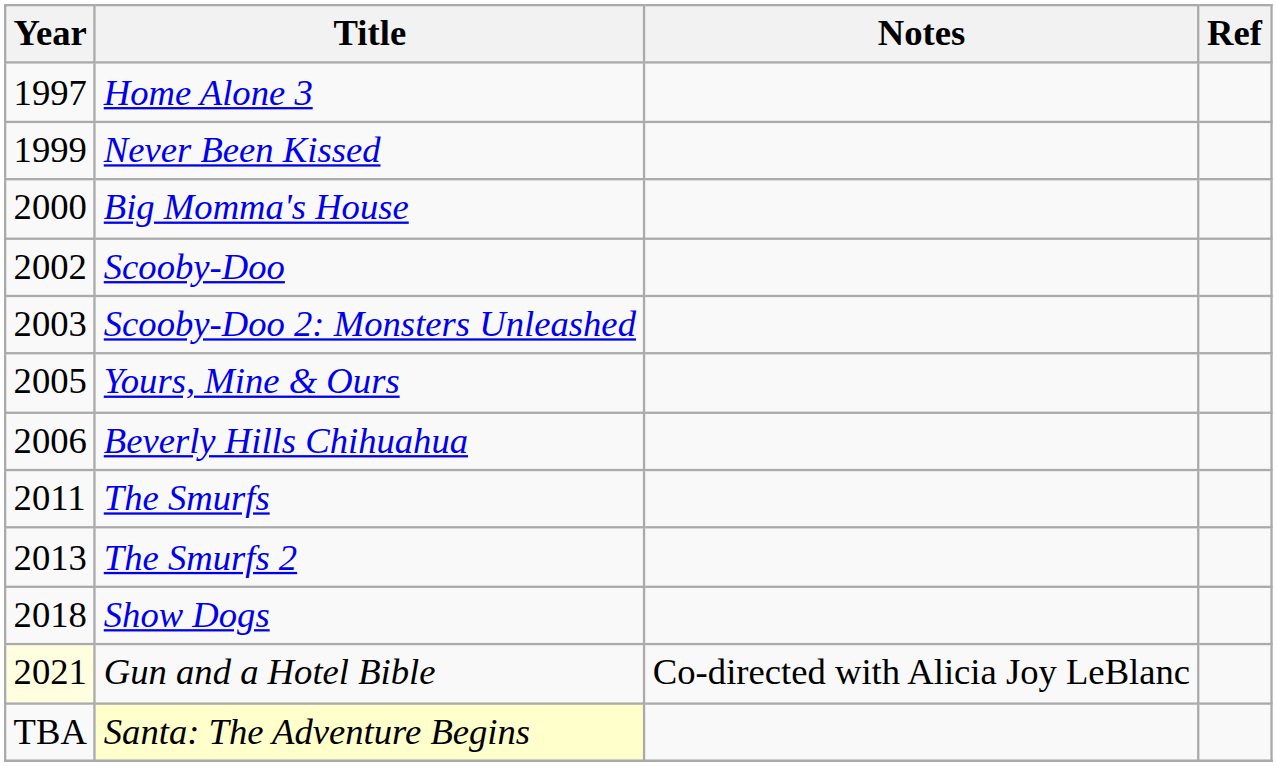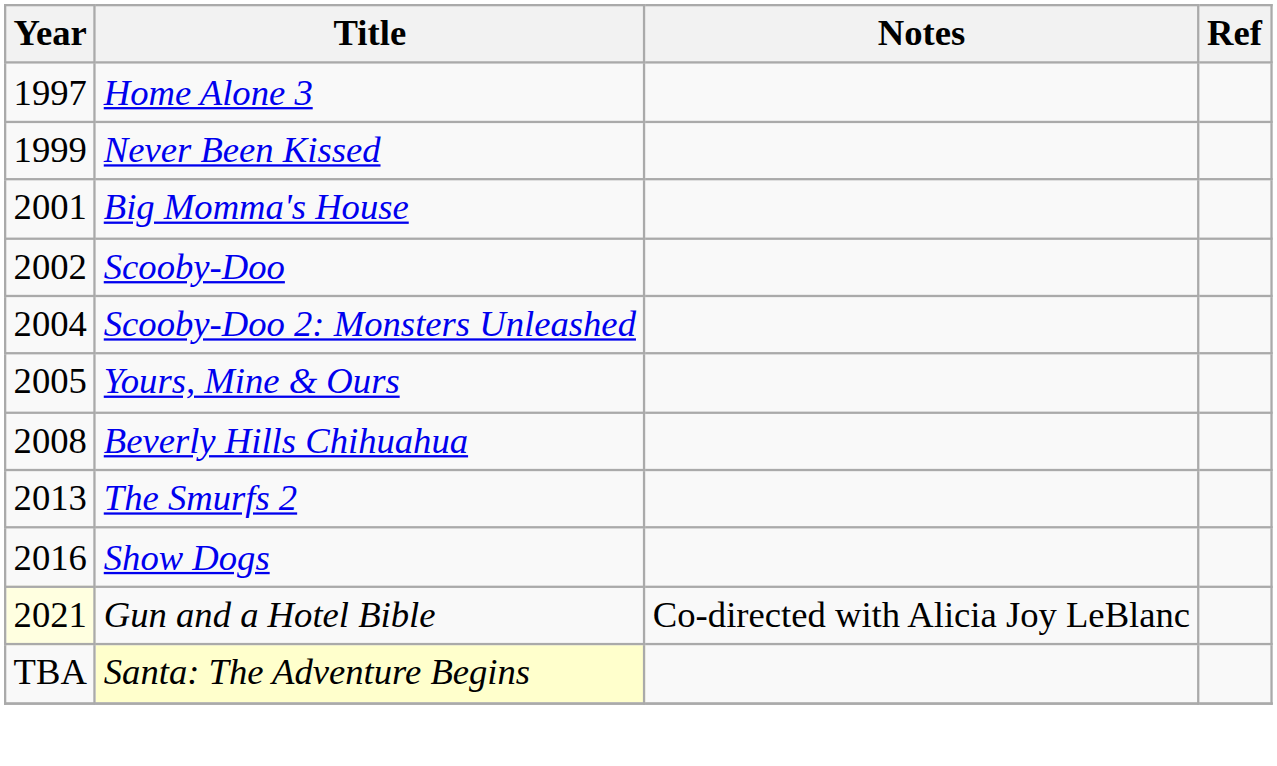(50, 207) 2000 -> (50, 207) 2001
(50, 324) 2003 -> (50, 324) 2004
(50, 440) 2006 -> (50, 440) 2008
- row: (187, 498)
(50, 614) 2018 -> (50, 556) 2016
